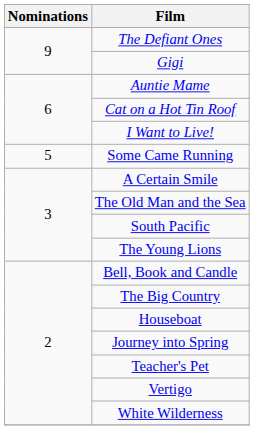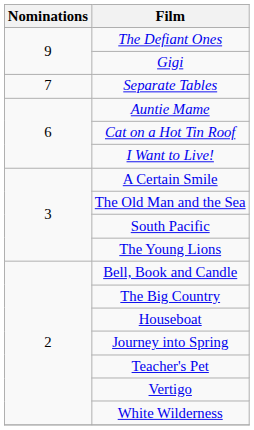+ row: (170, 86)
- row: (170, 156)
